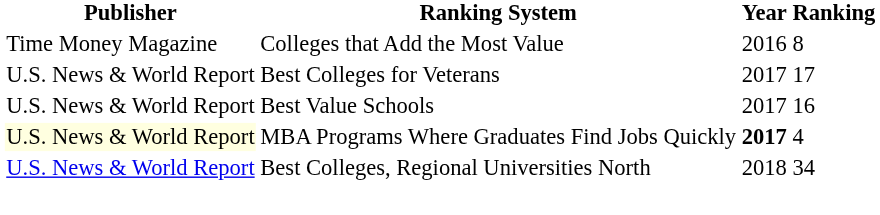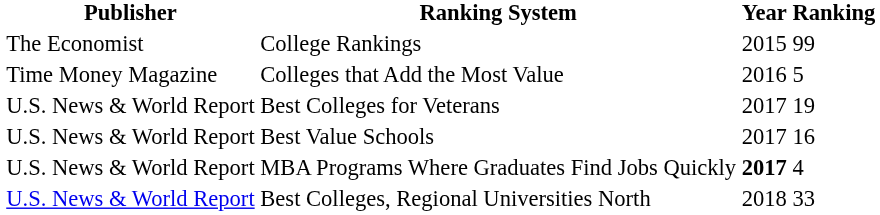+ row: (341, 43)
(798, 43) 8 -> (798, 74) 5
(804, 74) 17 -> (804, 105) 19
(130, 136) lightyellow background -> (130, 167) no background
(804, 167) 34 -> (804, 198) 33
